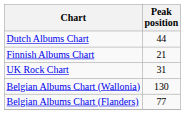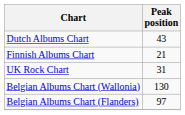(161, 39) 44 -> (161, 39) 43
(161, 102) 77 -> (161, 102) 97
